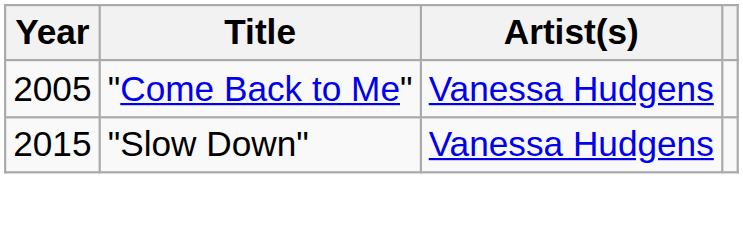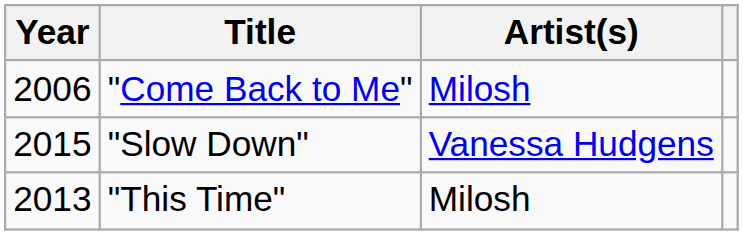(52, 88) 2005 -> (52, 88) 2006
(571, 88) Vanessa Hudgens -> (480, 88) Milosh
+ row: (197, 199)
